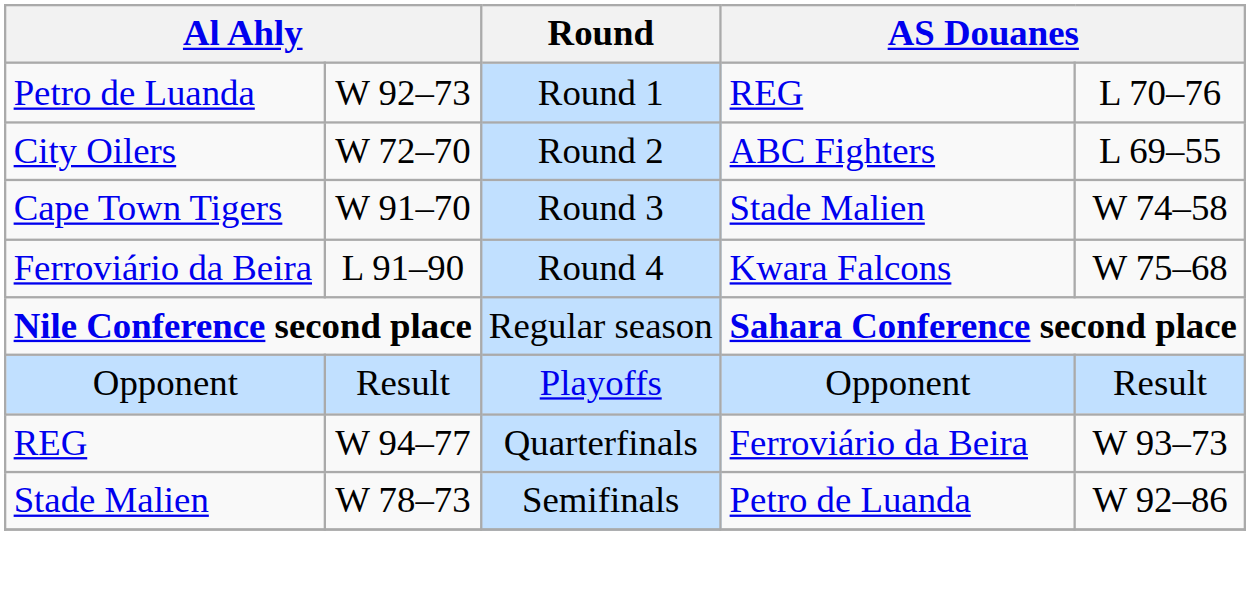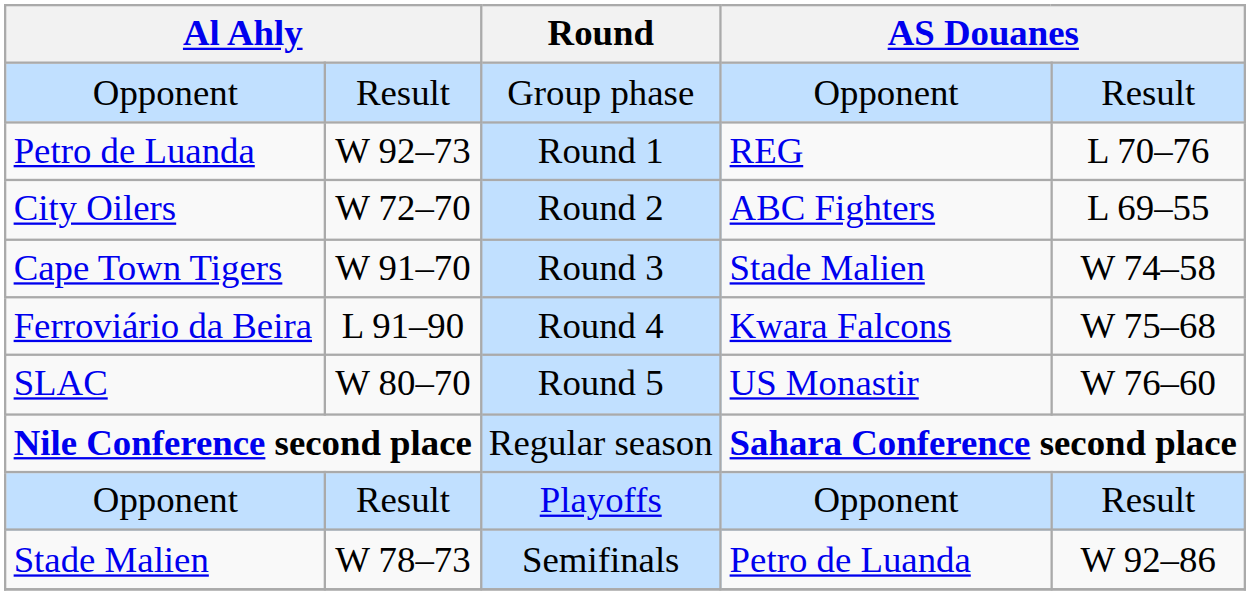+ row: (601, 92)
+ row: (601, 383)
- row: (601, 442)
